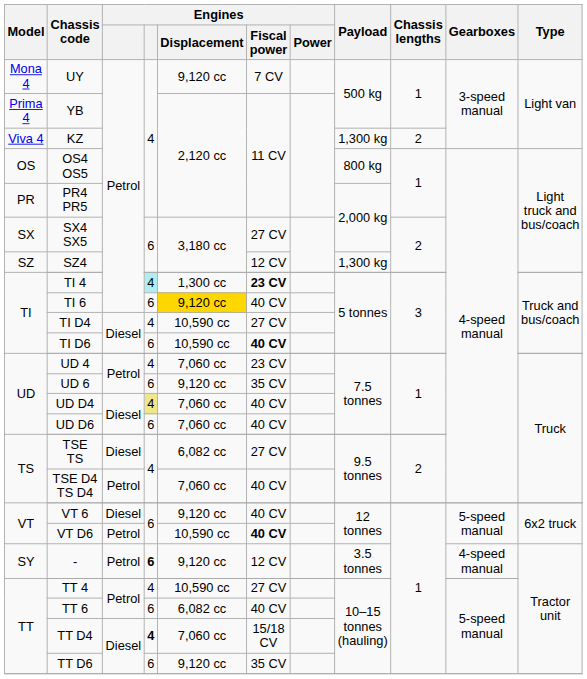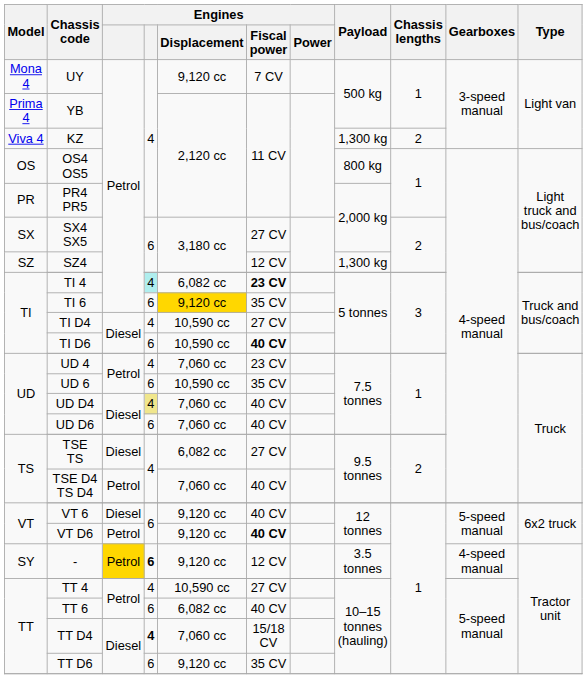(202, 283) 1,300 cc -> (202, 283) 6,082 cc
(268, 303) 40 CV -> (268, 303) 35 CV
(202, 384) 9,120 cc -> (202, 384) 10,590 cc
(202, 534) 10,590 cc -> (202, 534) 9,120 cc
(123, 561) no background -> (123, 561) gold background
